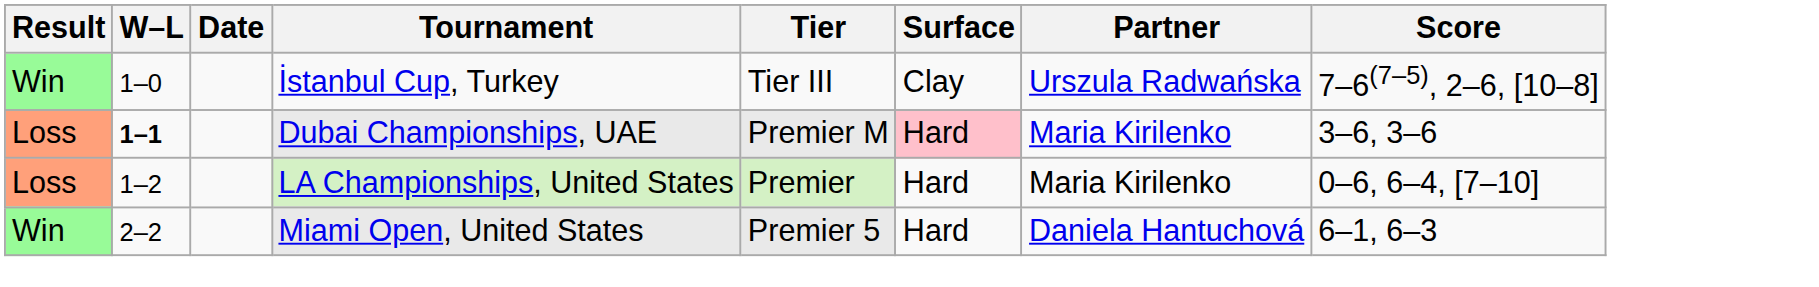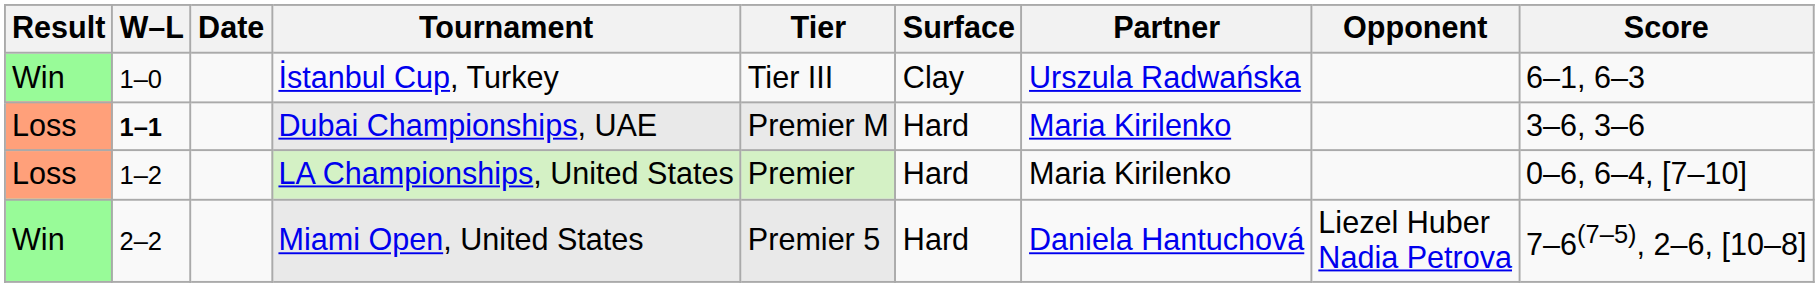+ column: (1415, 28)
(1459, 81) 7–6(7–5), 2–6, [10–8] -> (1586, 77) 6–1, 6–3
(936, 133) pink background -> (936, 125) no background
(1378, 230) 6–1, 6–3 -> (1666, 239) 7–6(7–5), 2–6, [10–8]
